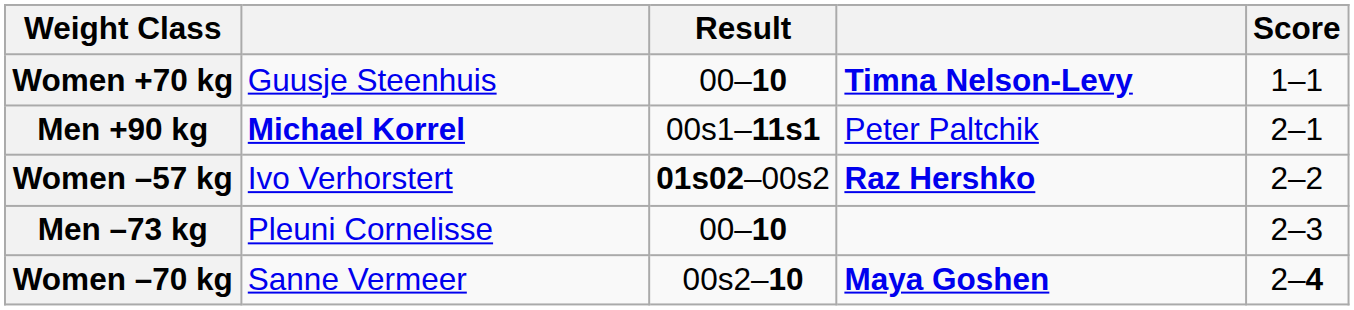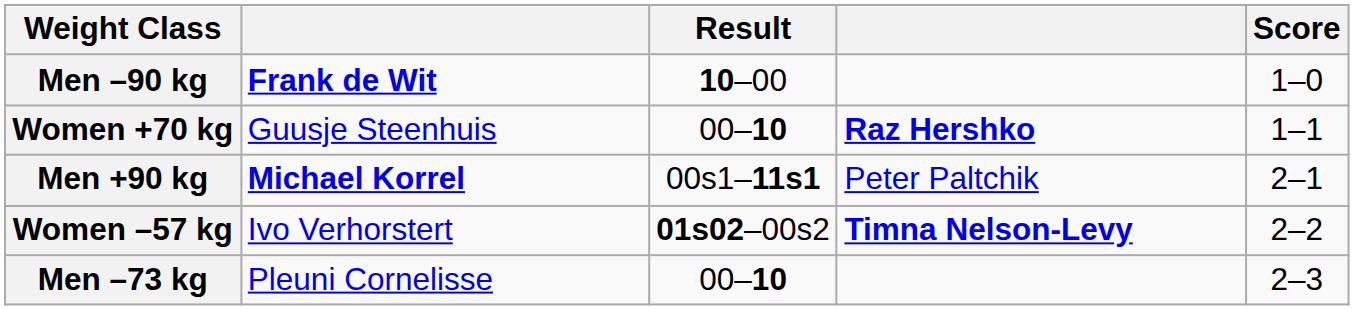+ row: (123, 79)
(989, 79) Timna Nelson-Levy -> (940, 129) Raz Hershko
(940, 179) Raz Hershko -> (989, 229) Timna Nelson-Levy
- row: (123, 279)
